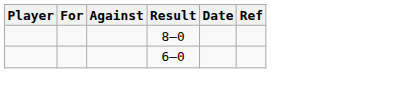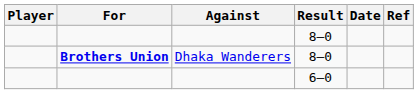+ row: (114, 57)
